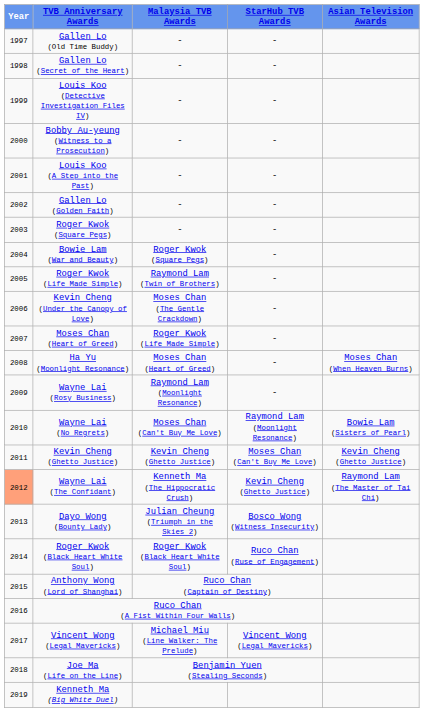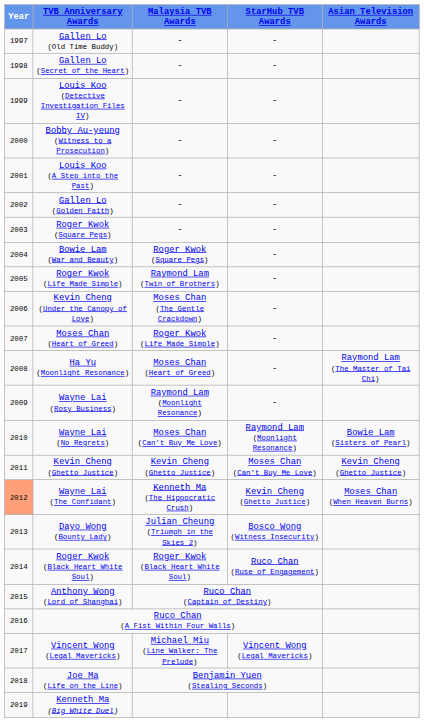(371, 363) Moses Chan (When Heaven Burns) -> (371, 368) Raymond Lam (The Master of Tai Chi)
(371, 487) Raymond Lam (The Master of Tai Chi) -> (371, 497) Moses Chan (When Heaven Burns)
